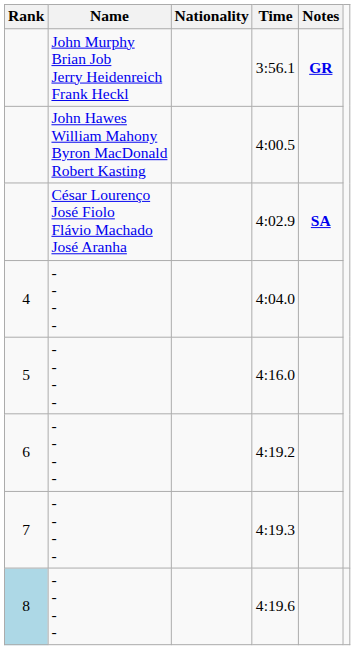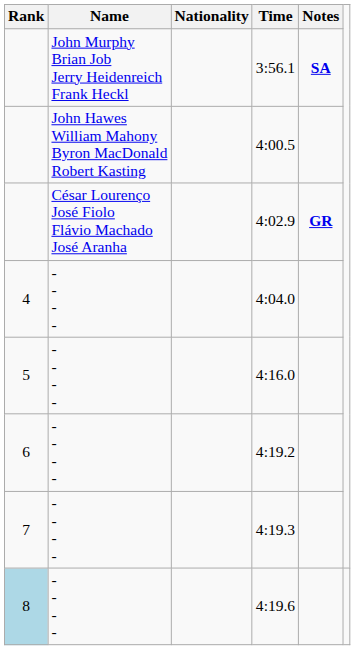(321, 67) GR -> (321, 67) SA
(321, 221) SA -> (321, 221) GR
